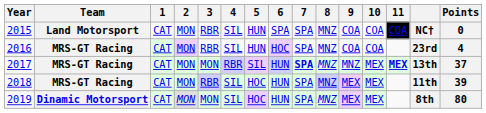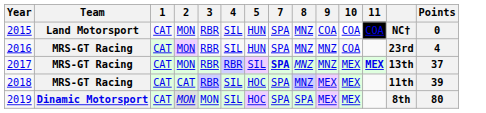- column: (280, 13)
(351, 47) COA -> (327, 47) MNZ
(210, 65) MON -> (210, 65) RBR
(186, 82) MON -> (186, 82) CAT
(327, 99) MNZ -> (304, 99) SPA
